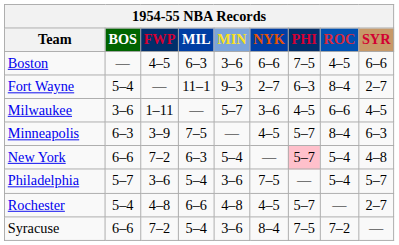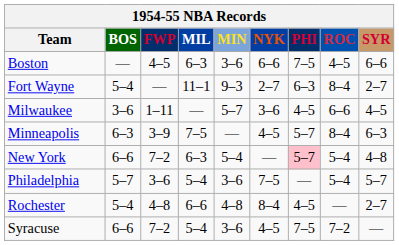(269, 204) 4–5 -> (269, 204) 8–4
(304, 204) 5–7 -> (304, 204) 4–5
(269, 228) 8–4 -> (269, 228) 4–5
